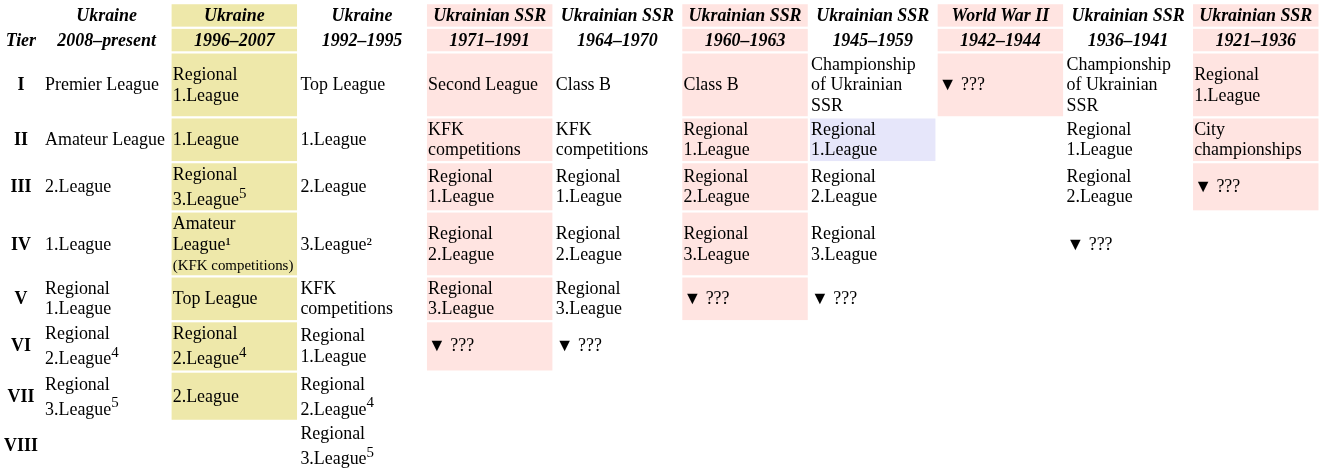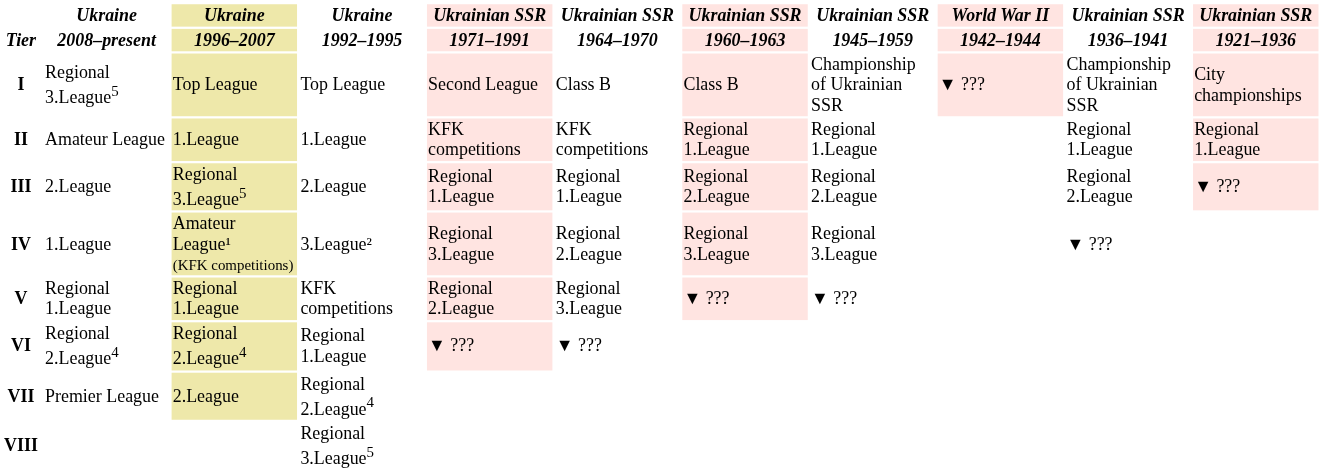(102, 84) Premier League -> (82, 84) Regional 3.League5
(206, 84) Regional 1.League -> (215, 84) Top League
(1227, 84) Regional 1.League -> (1248, 84) City championships
(844, 139) lavender background -> (844, 139) no background
(1248, 139) City championships -> (1227, 139) Regional 1.League
(461, 244) Regional 2.League -> (461, 244) Regional 3.League
(215, 299) Top League -> (206, 299) Regional 1.League
(461, 299) Regional 3.League -> (461, 299) Regional 2.League
(82, 395) Regional 3.League5 -> (102, 395) Premier League
